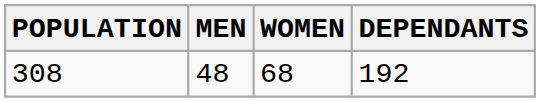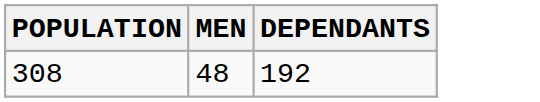- column: (302, 28)
